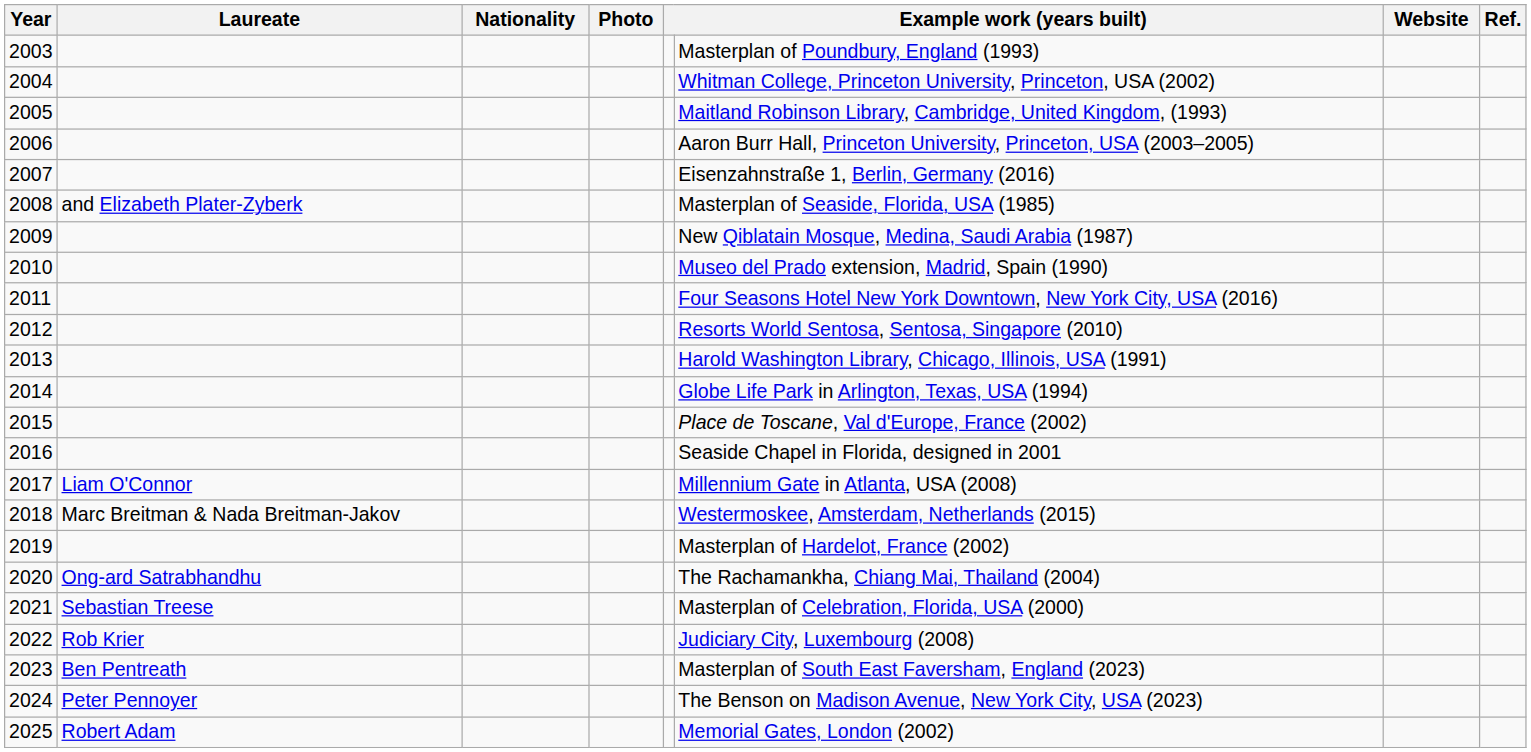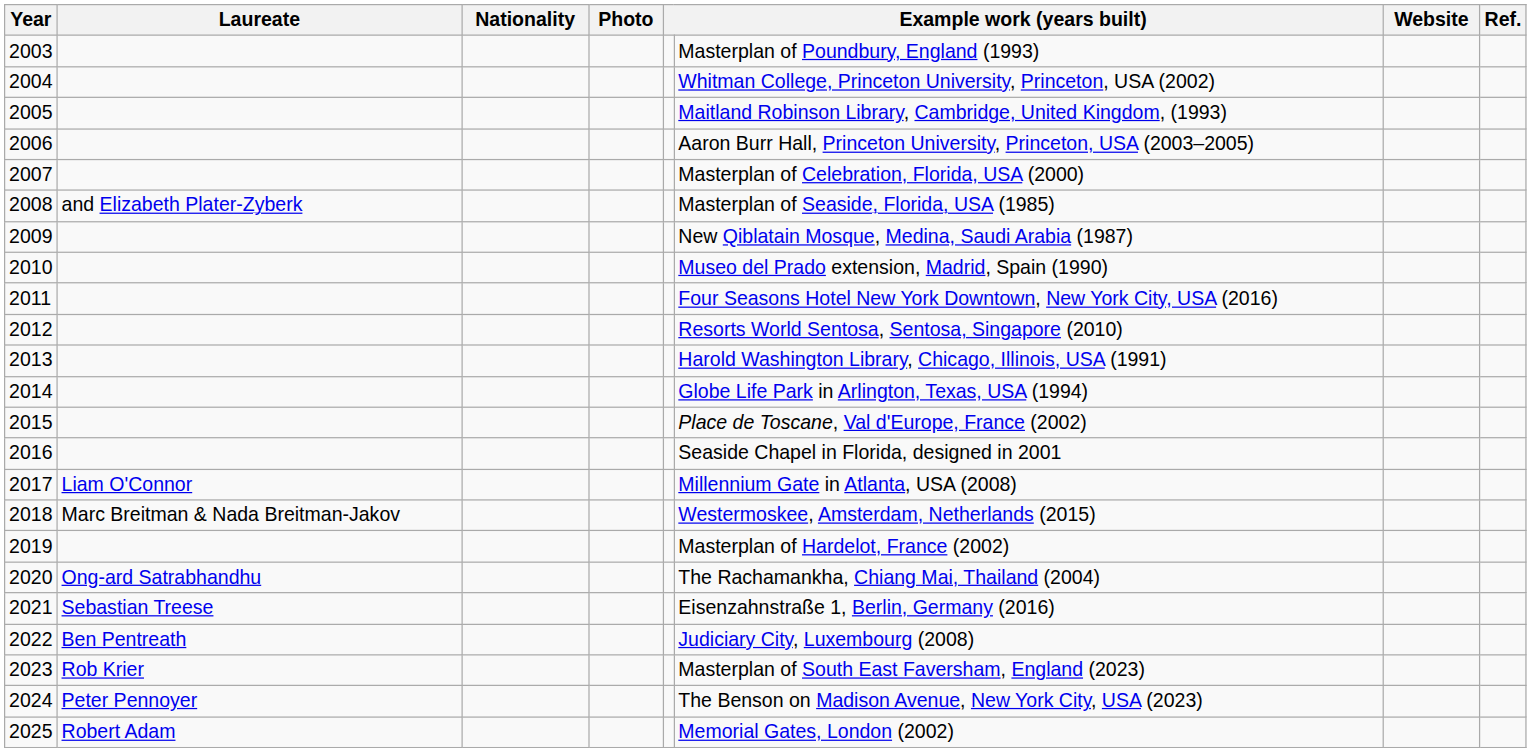(867, 174) Eisenzahnstraße 1, Berlin, Germany (2016) -> (881, 174) Masterplan of Celebration, Florida, USA (2000)
(881, 608) Masterplan of Celebration, Florida, USA (2000) -> (867, 608) Eisenzahnstraße 1, Berlin, Germany (2016)
(103, 639) Rob Krier -> (124, 639) Ben Pentreath
(124, 670) Ben Pentreath -> (103, 670) Rob Krier
